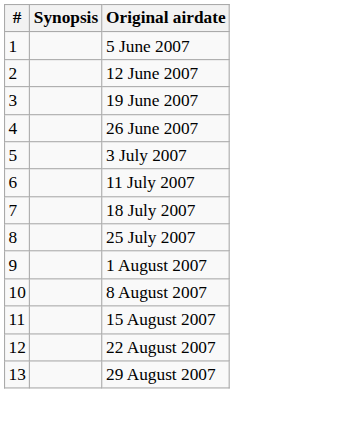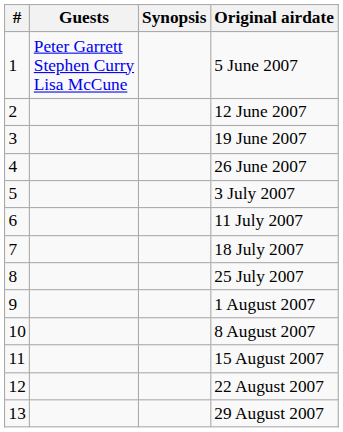+ column: (84, 18)
